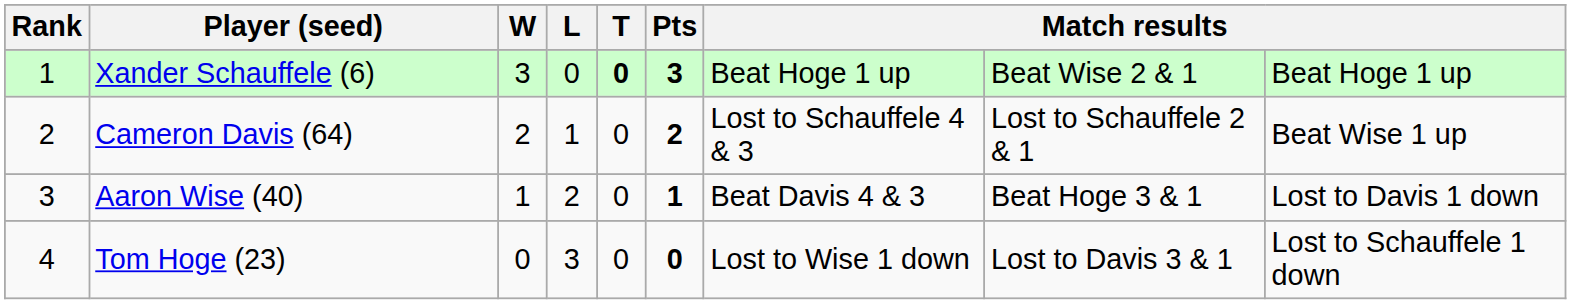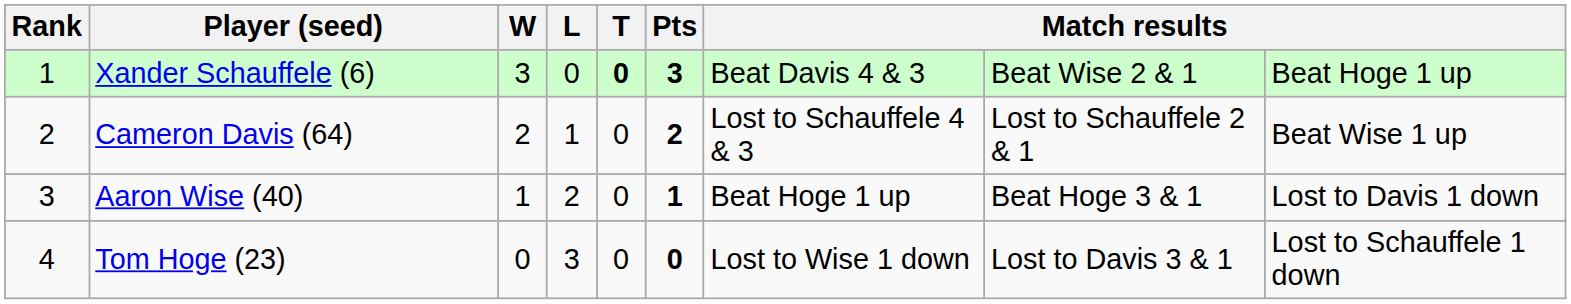(811, 73) Beat Hoge 1 up -> (818, 73) Beat Davis 4 & 3
(818, 196) Beat Davis 4 & 3 -> (811, 196) Beat Hoge 1 up
